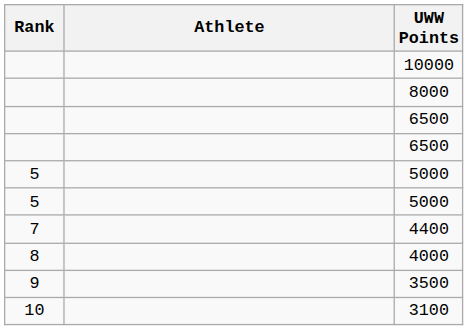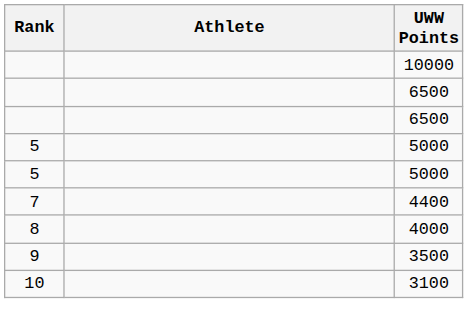- row: (34, 92)
